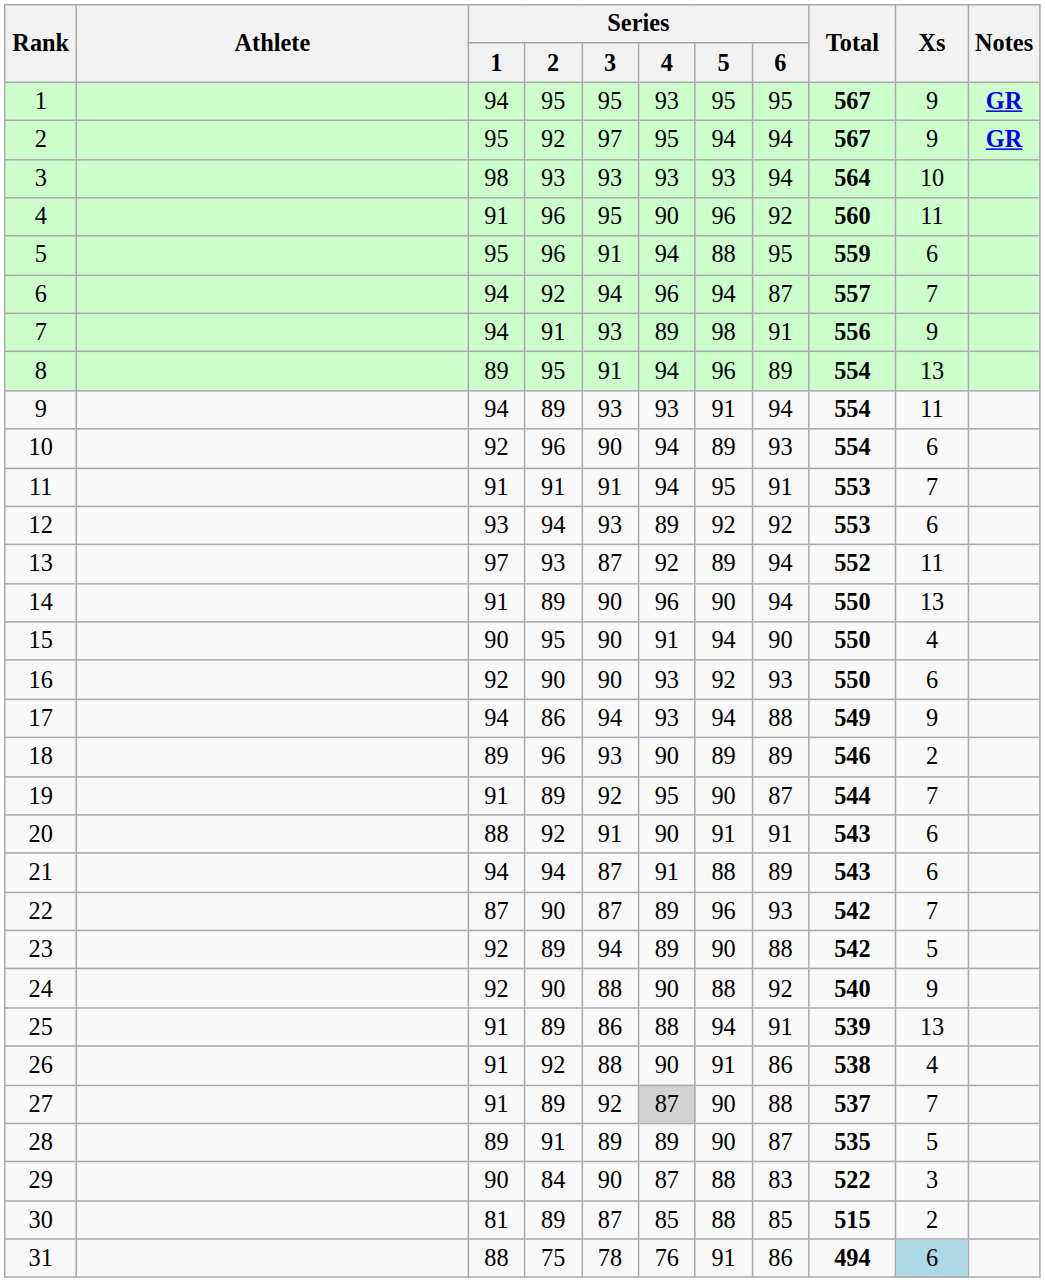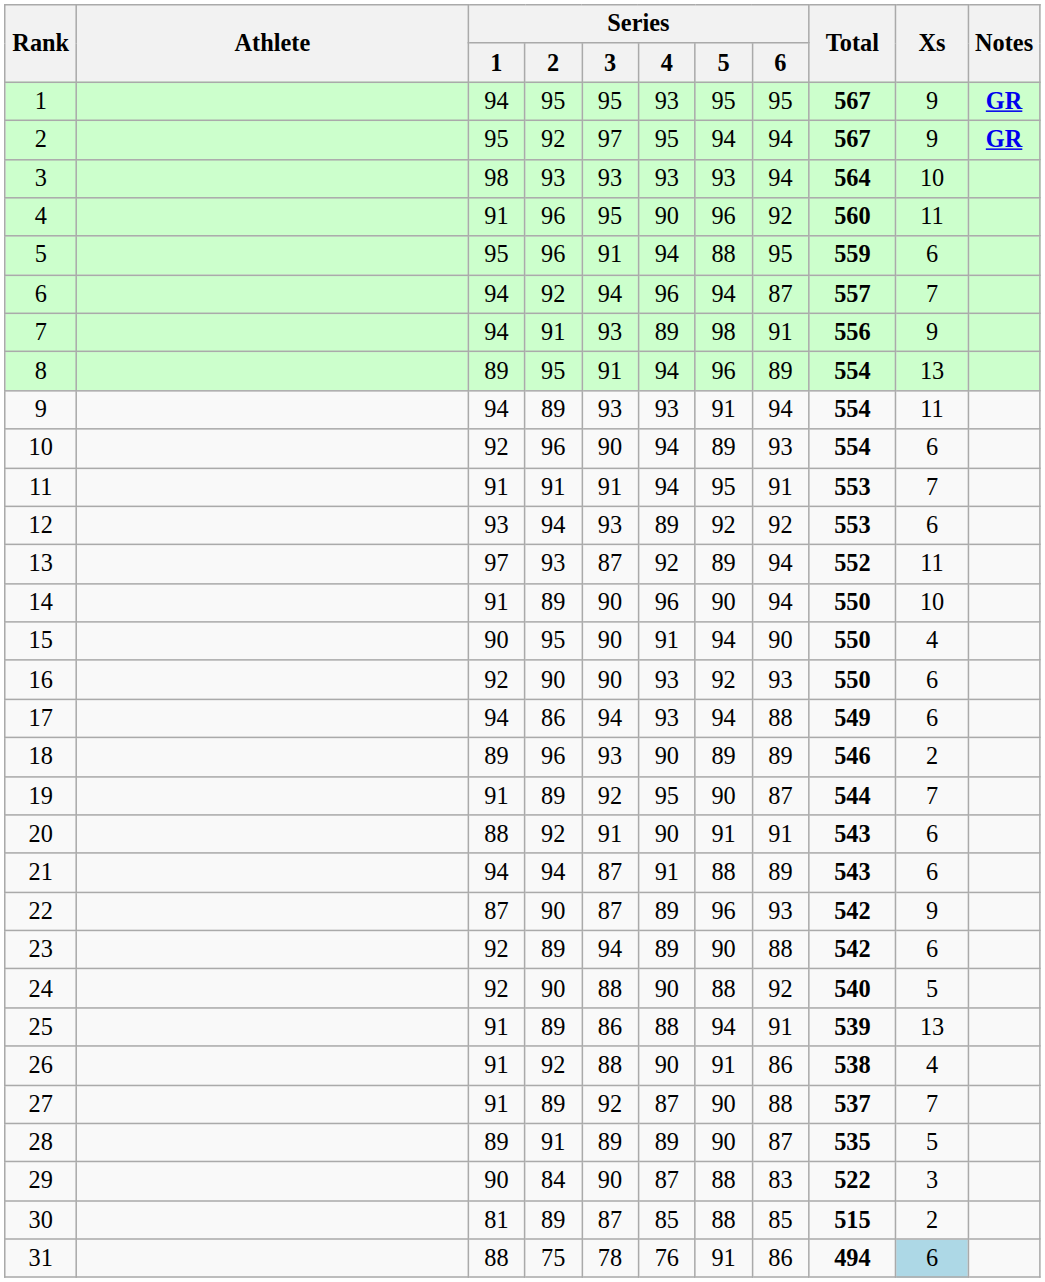(932, 602) 13 -> (932, 602) 10
(932, 718) 9 -> (932, 718) 6
(932, 910) 7 -> (932, 910) 9
(932, 949) 5 -> (932, 949) 6
(932, 988) 9 -> (932, 988) 5
(667, 1103) lightgrey background -> (667, 1103) no background
